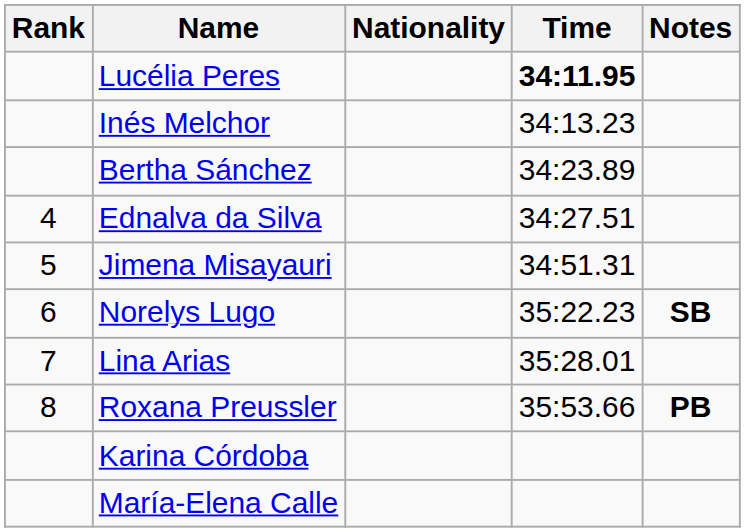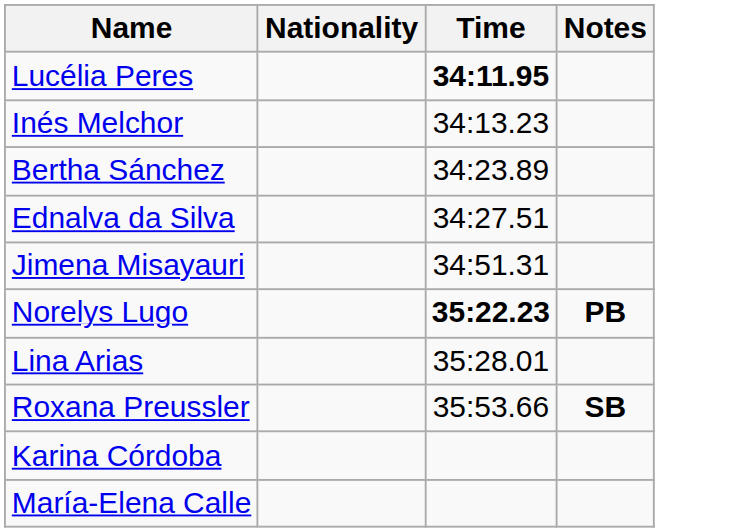- column: (48, 28)
(577, 312) normal -> (491, 312) bold
(691, 312) SB -> (605, 312) PB
(691, 407) PB -> (605, 407) SB
